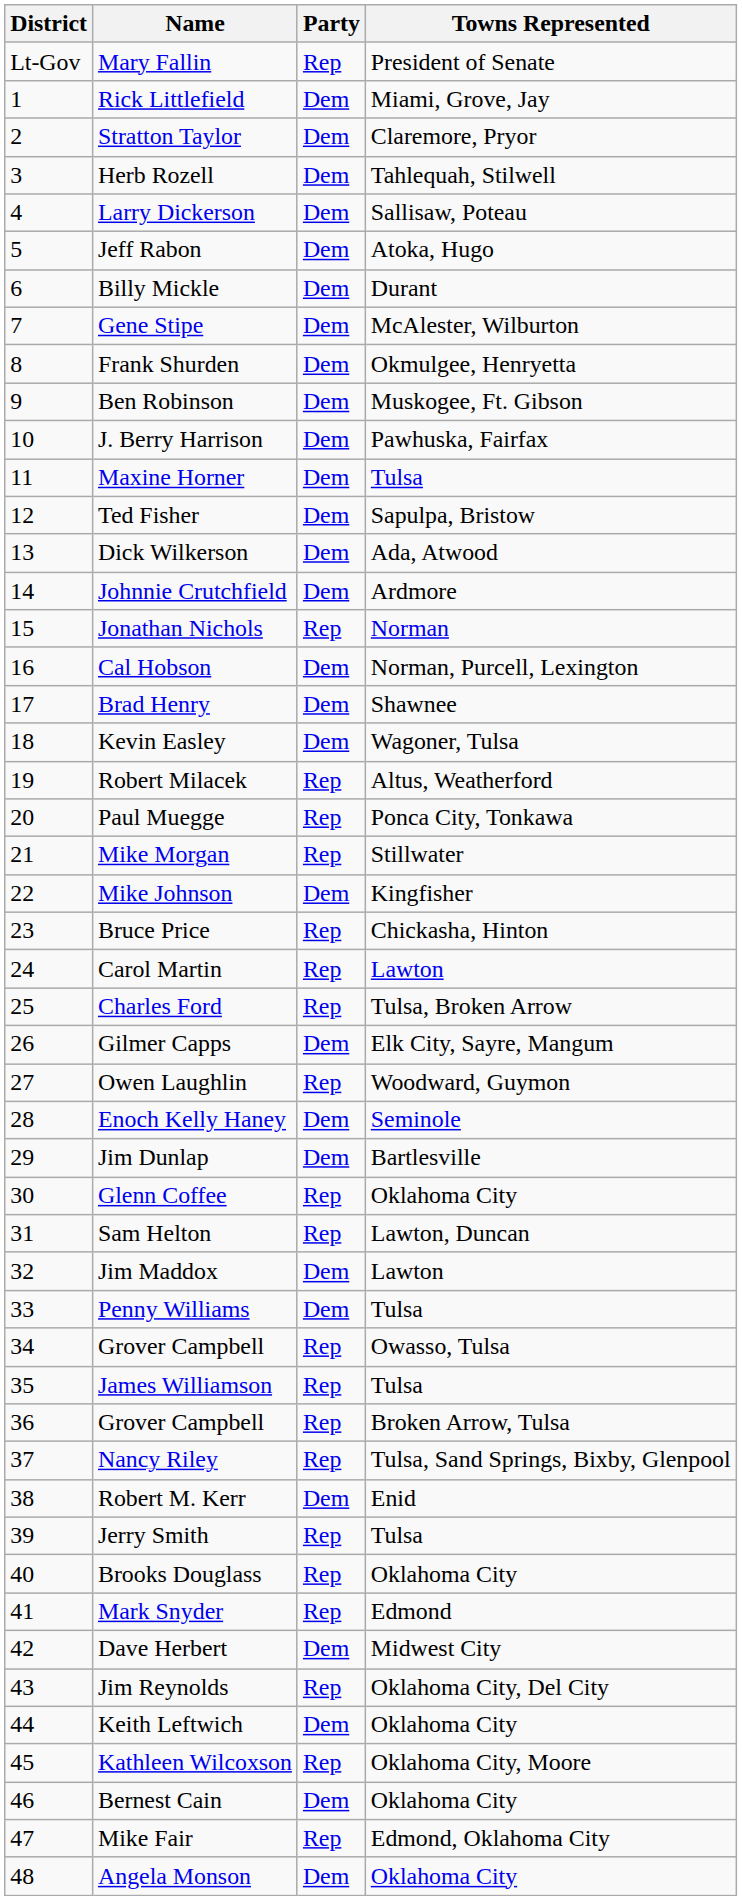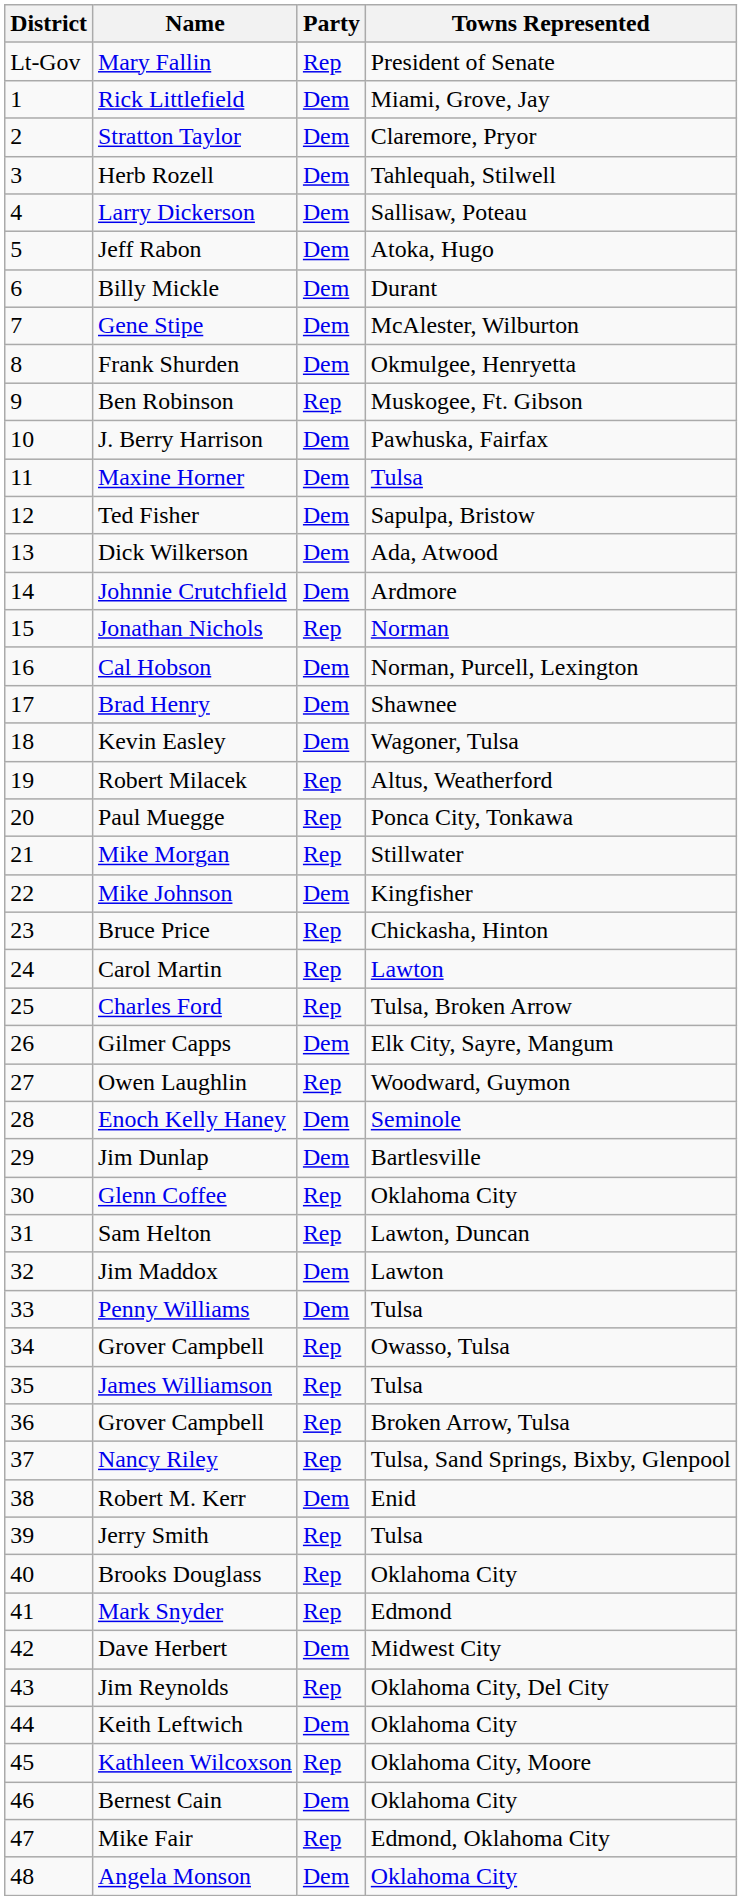(326, 401) Dem -> (322, 401) Rep
